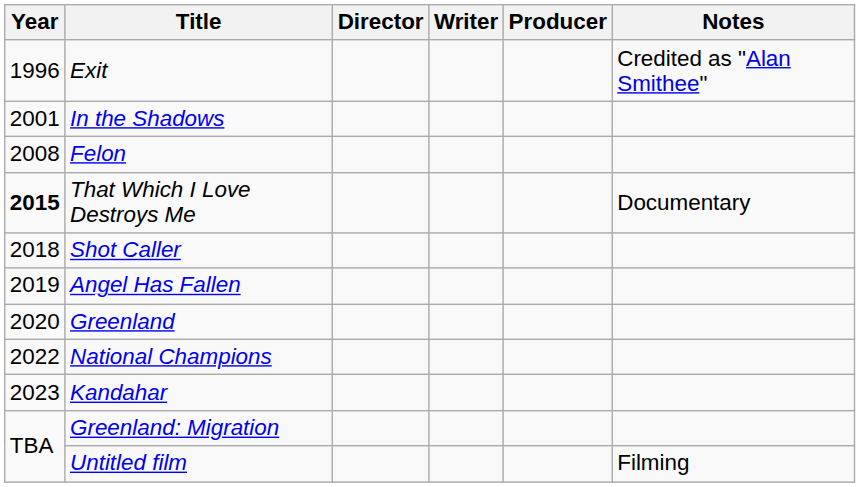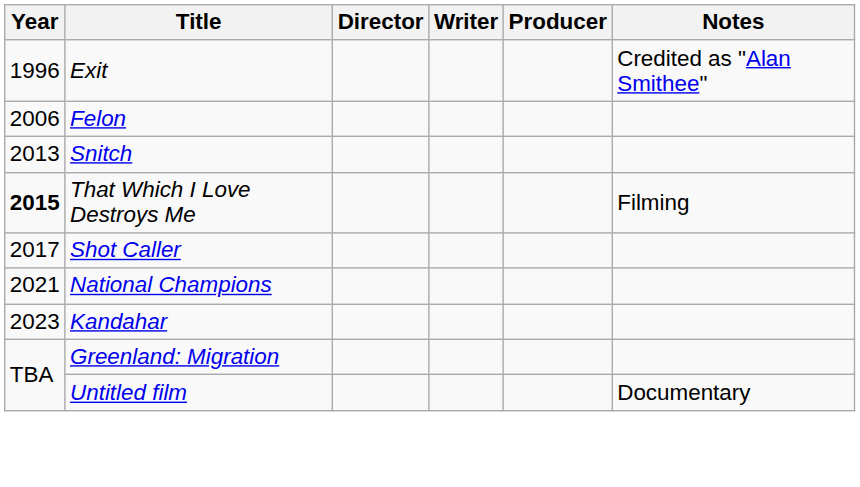- row: (147, 118)
(35, 154) 2008 -> (35, 118) 2006
+ row: (101, 154)
(684, 202) Documentary -> (653, 202) Filming
(35, 250) 2018 -> (35, 250) 2017
- row: (155, 285)
- row: (122, 321)
(35, 356) 2022 -> (35, 285) 2021
(653, 463) Filming -> (684, 392) Documentary
